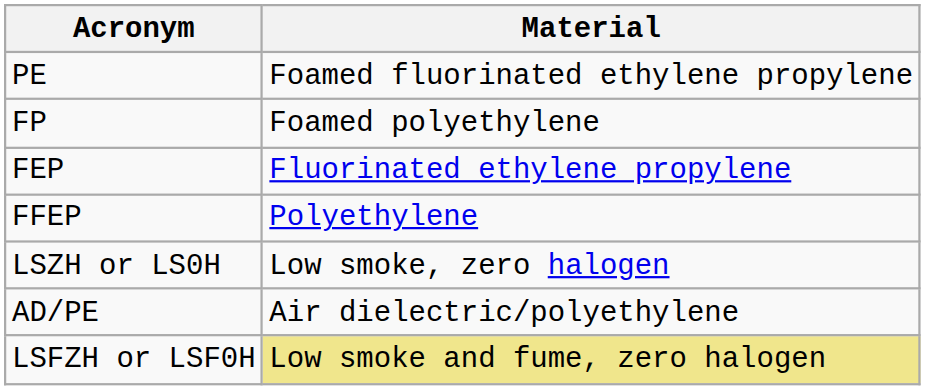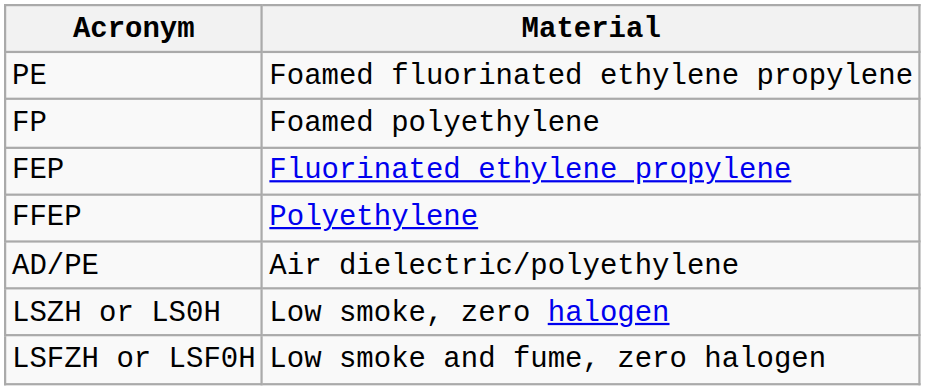rows swapped: (56, 312) <-> (116, 265)
(548, 359) khaki background -> (548, 359) no background
